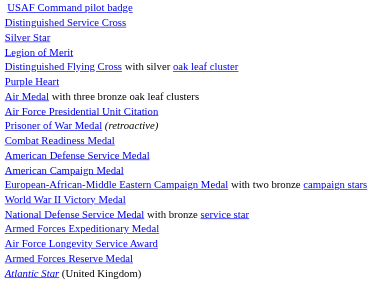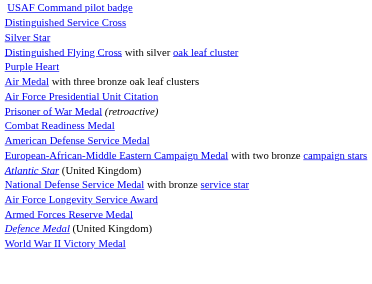- row: (39, 52)
- row: (64, 170)
rows swapped: (65, 199) <-> (73, 273)
- row: (82, 229)
+ row: (78, 229)
